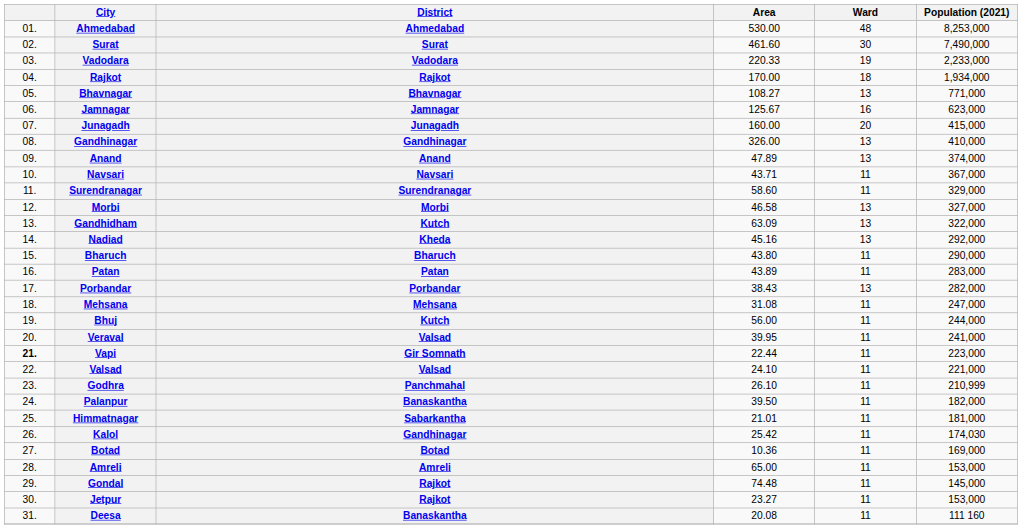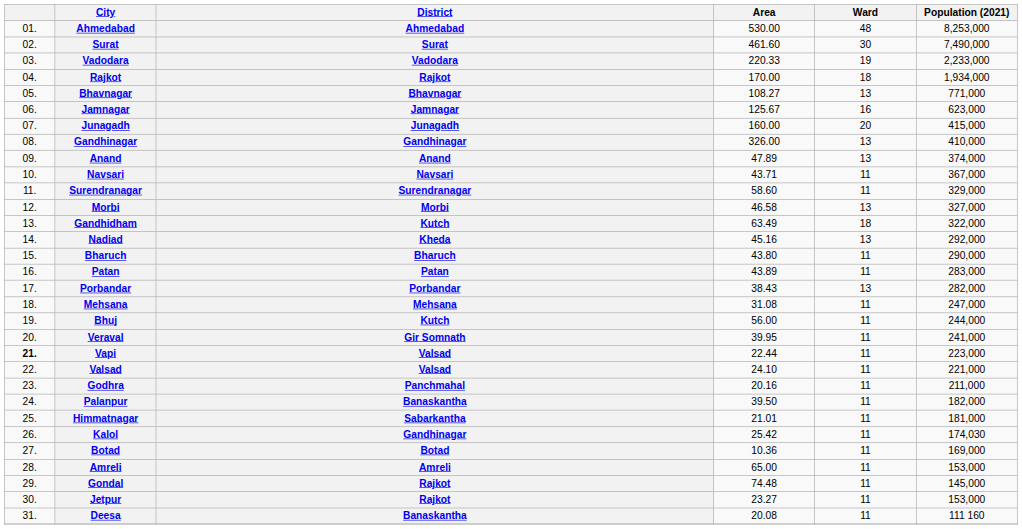(764, 223) 63.09 -> (764, 223) 63.49
(865, 223) 13 -> (865, 223) 18
(435, 337) Valsad -> (435, 337) Gir Somnath
(435, 353) Gir Somnath -> (435, 353) Valsad
(764, 386) 26.10 -> (764, 386) 20.16
(967, 386) 210,999 -> (967, 386) 211,000
